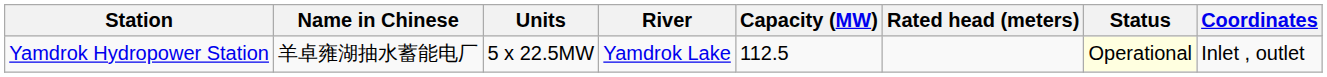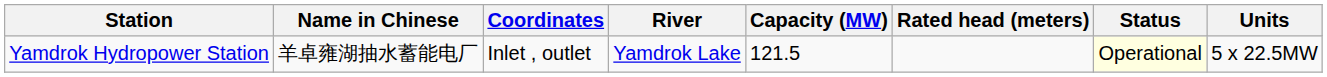columns swapped: (1260, 20) <-> (541, 20)
(764, 53) 112.5 -> (775, 53) 121.5
